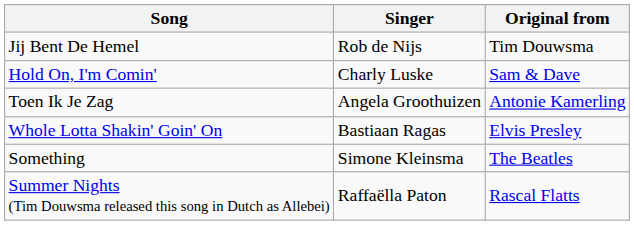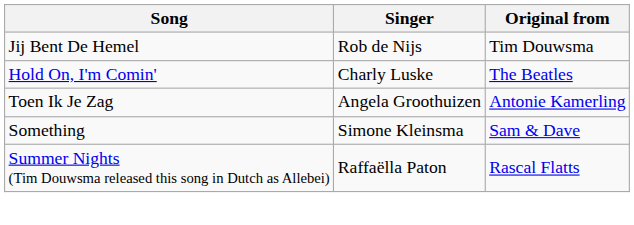(535, 74) Sam & Dave -> (531, 74) The Beatles
- row: (115, 130)
(531, 158) The Beatles -> (535, 130) Sam & Dave
